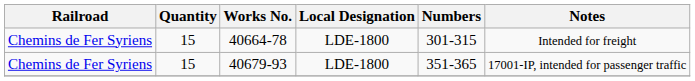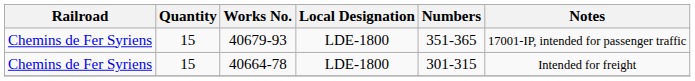rows swapped: (258, 40) <-> (258, 64)
